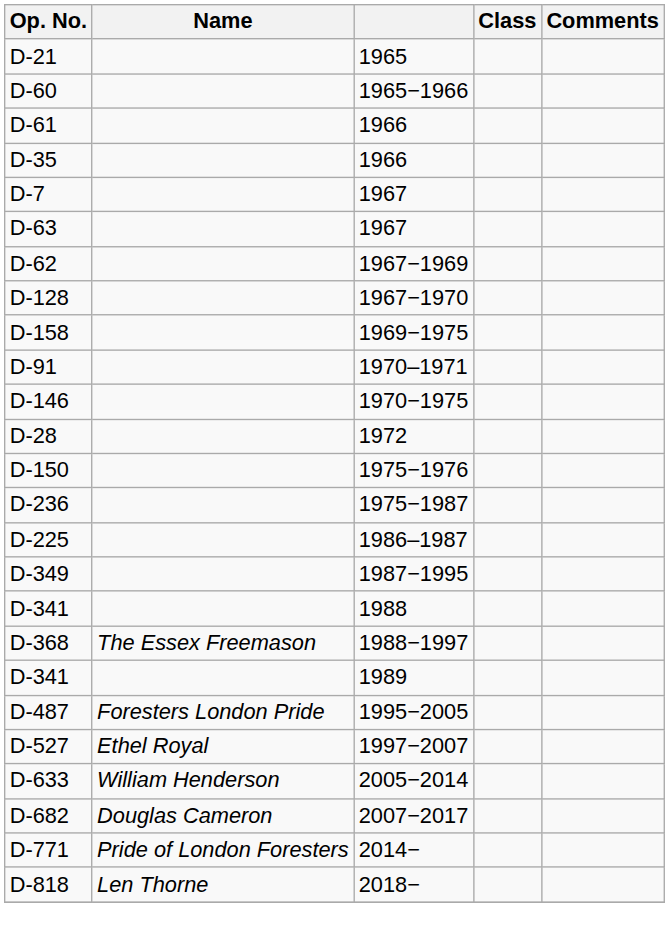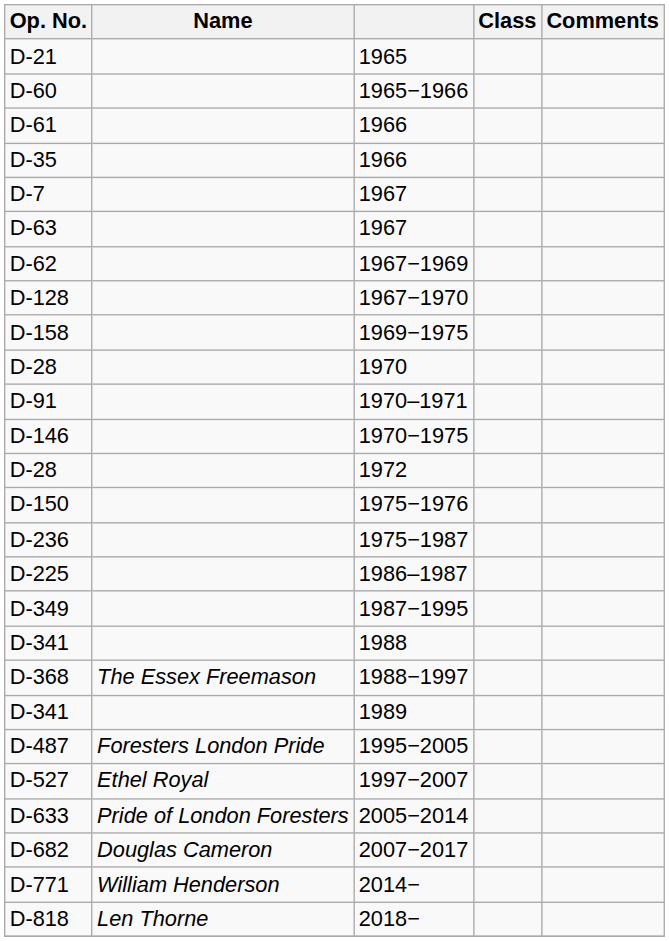+ row: (33, 366)
(188, 780) William Henderson -> (223, 815) Pride of London Foresters
(223, 849) Pride of London Foresters -> (188, 884) William Henderson
